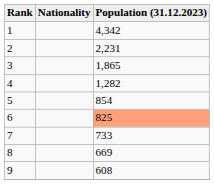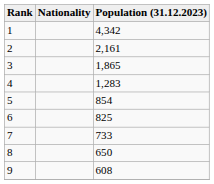(108, 48) 2,231 -> (108, 48) 2,161
(108, 83) 1,282 -> (108, 83) 1,283
(104, 118) lightsalmon background -> (104, 118) no background
(104, 153) 669 -> (104, 153) 650
